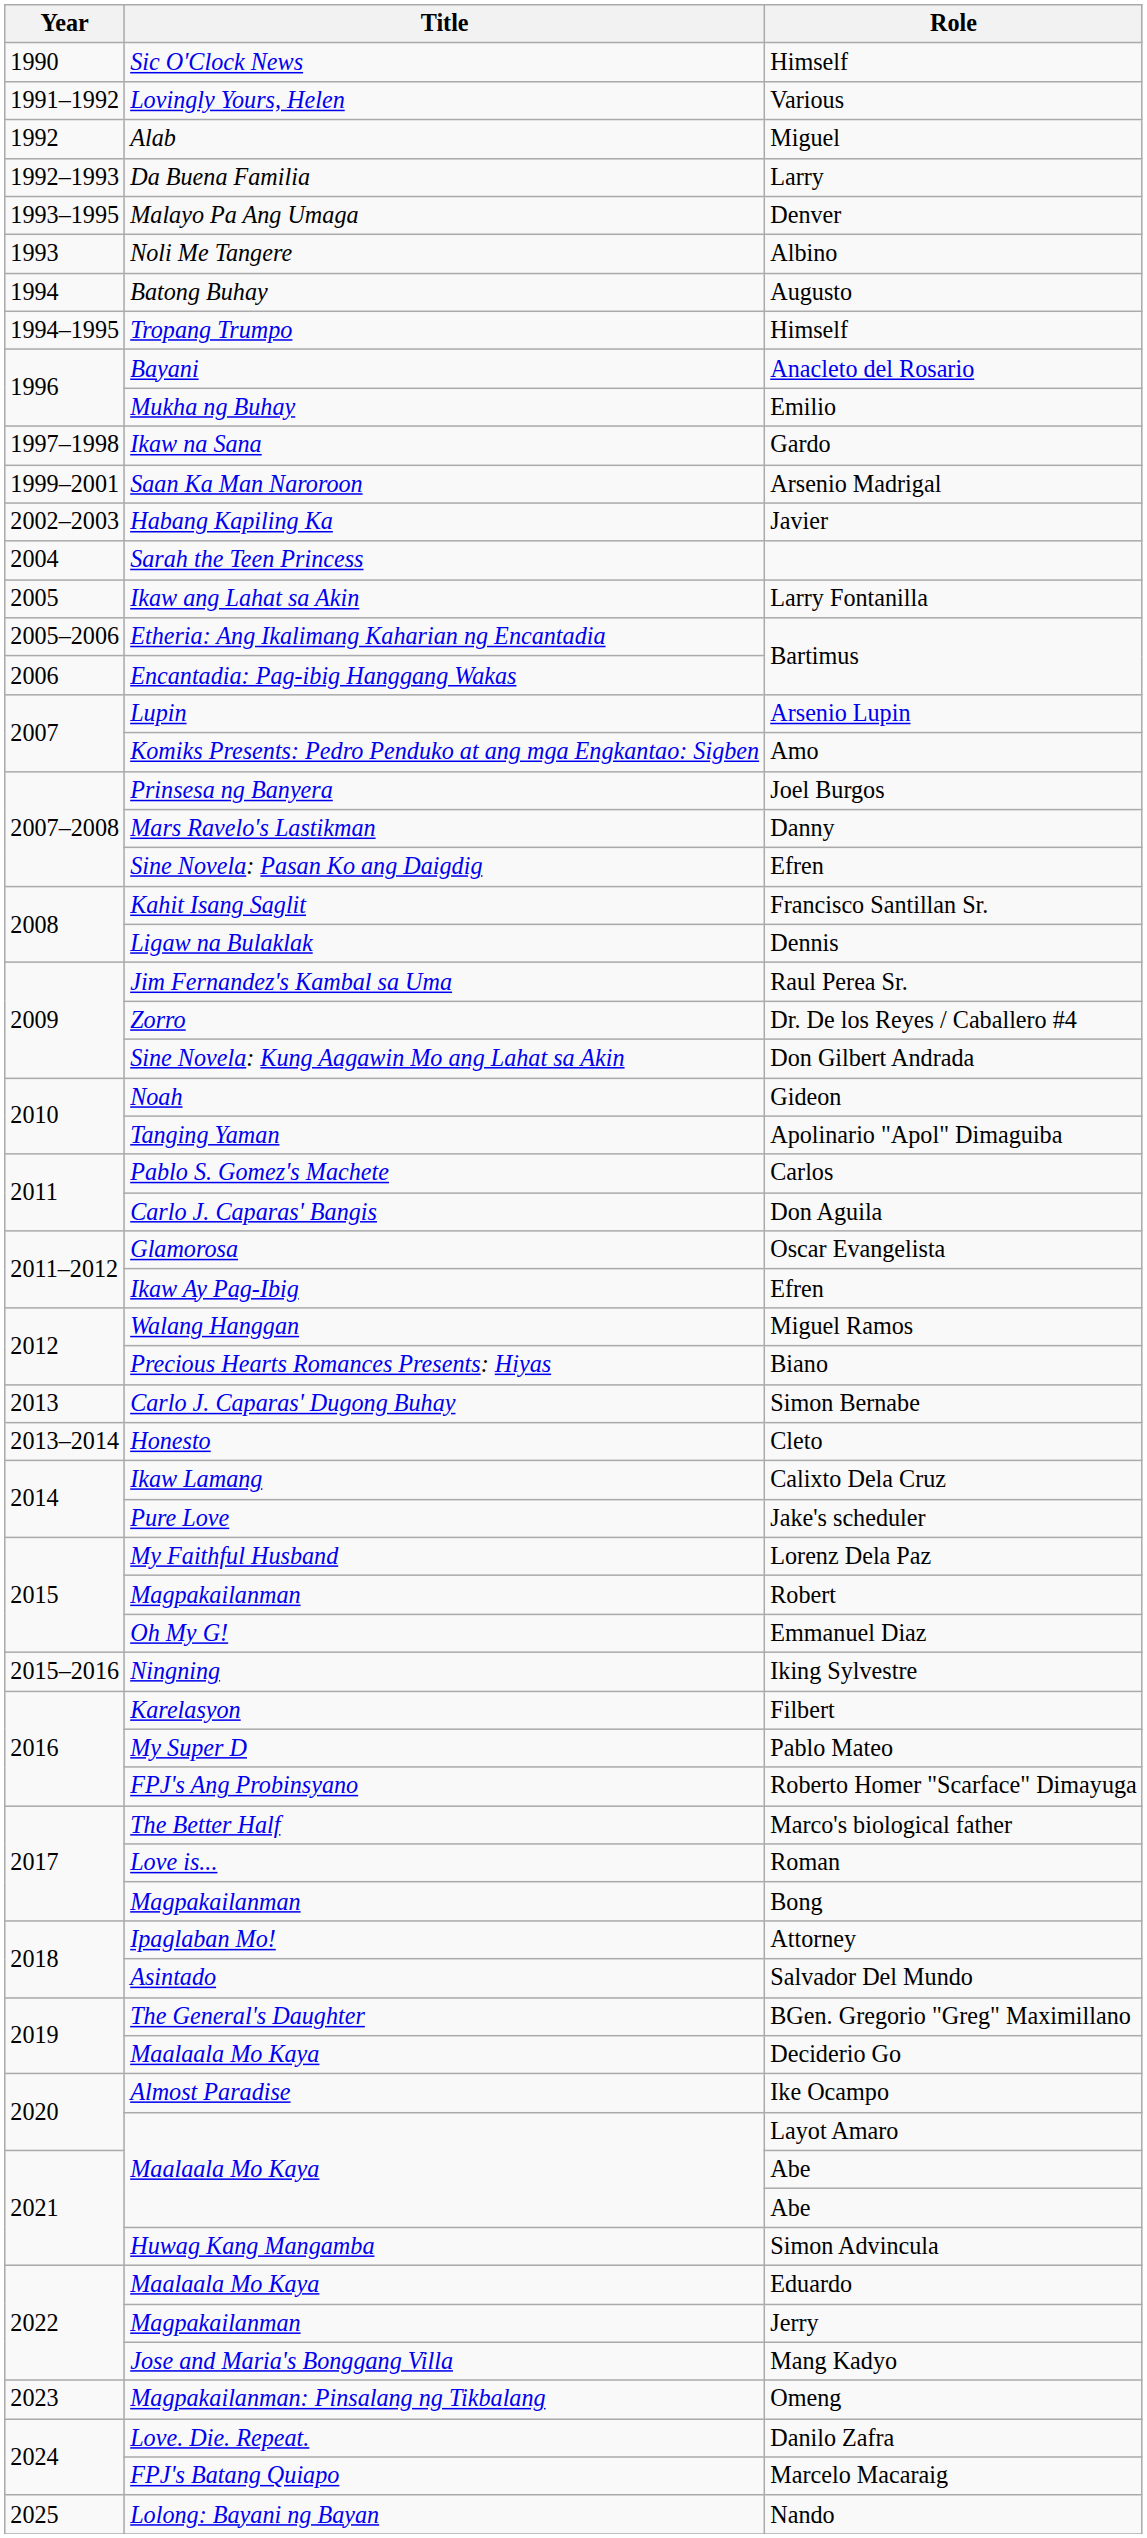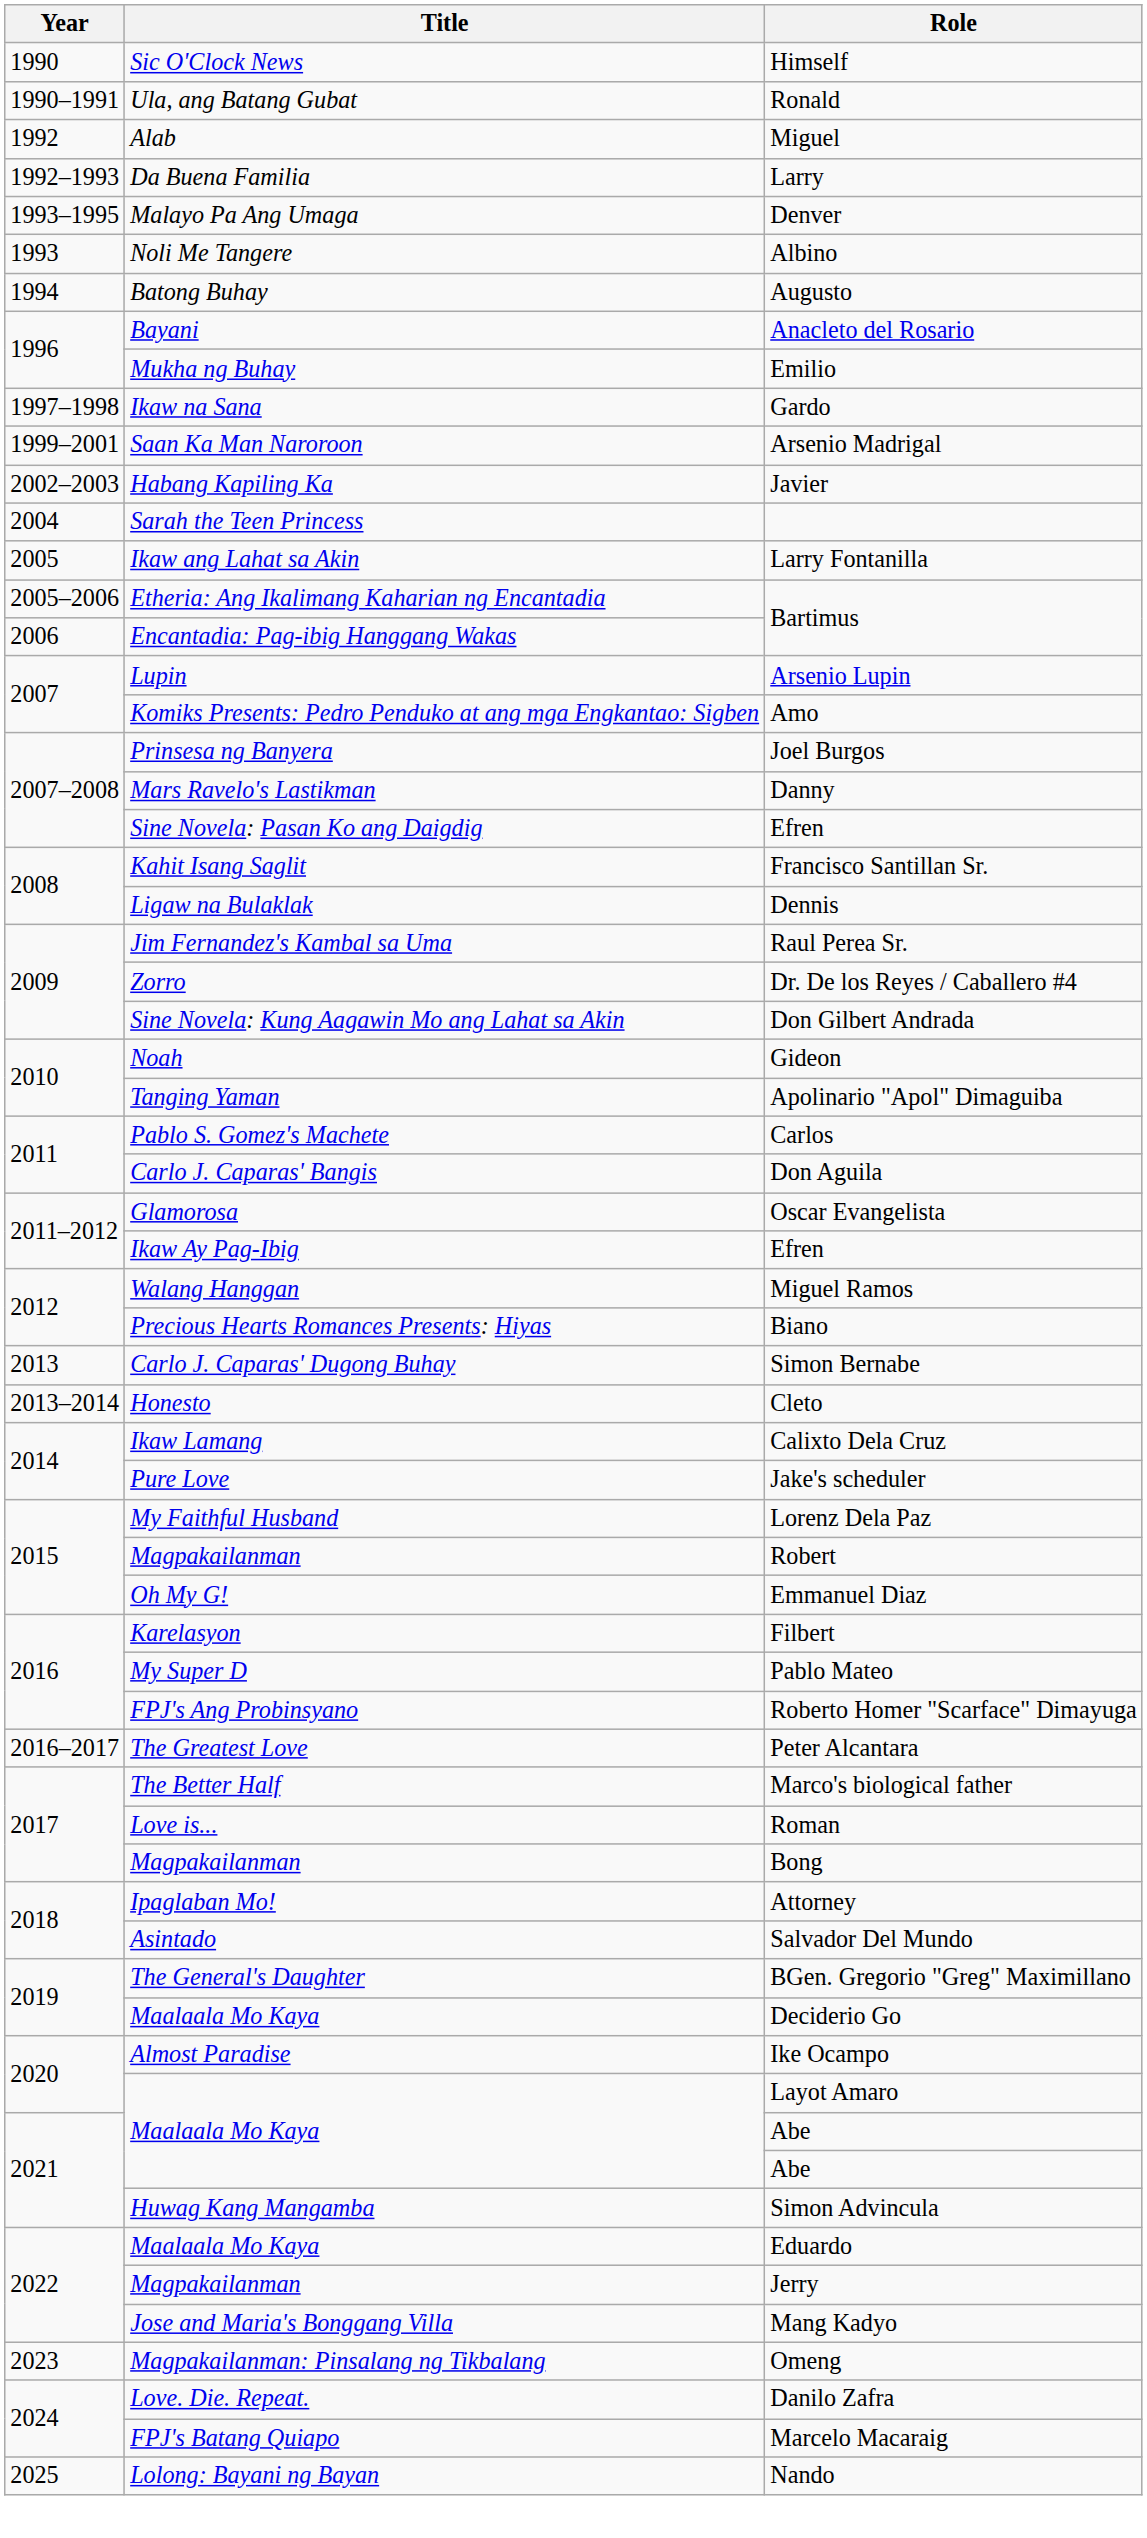+ row: (244, 100)
- row: (237, 100)
- row: (211, 330)
- row: (175, 1671)
+ row: (219, 1747)
